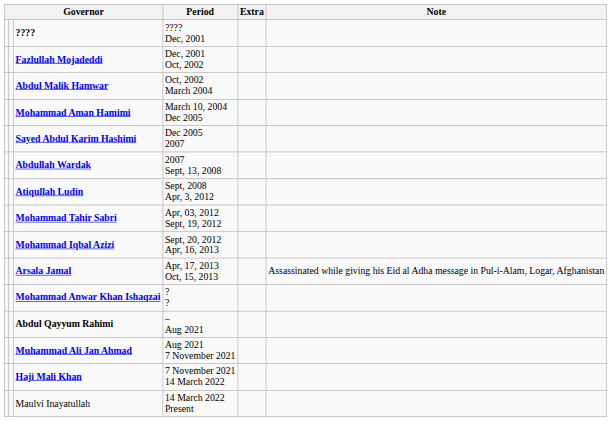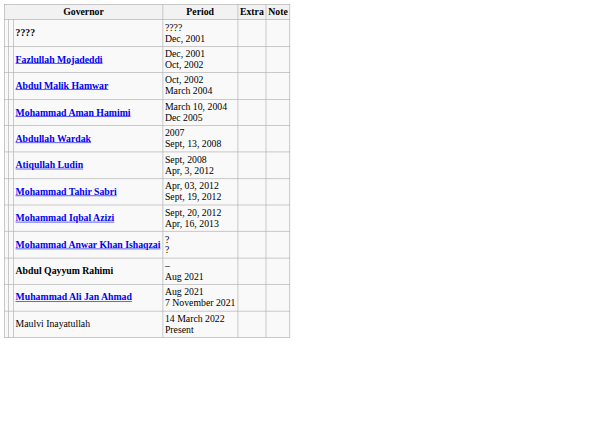- row: (76, 139)
- row: (43, 271)
- row: (49, 377)
